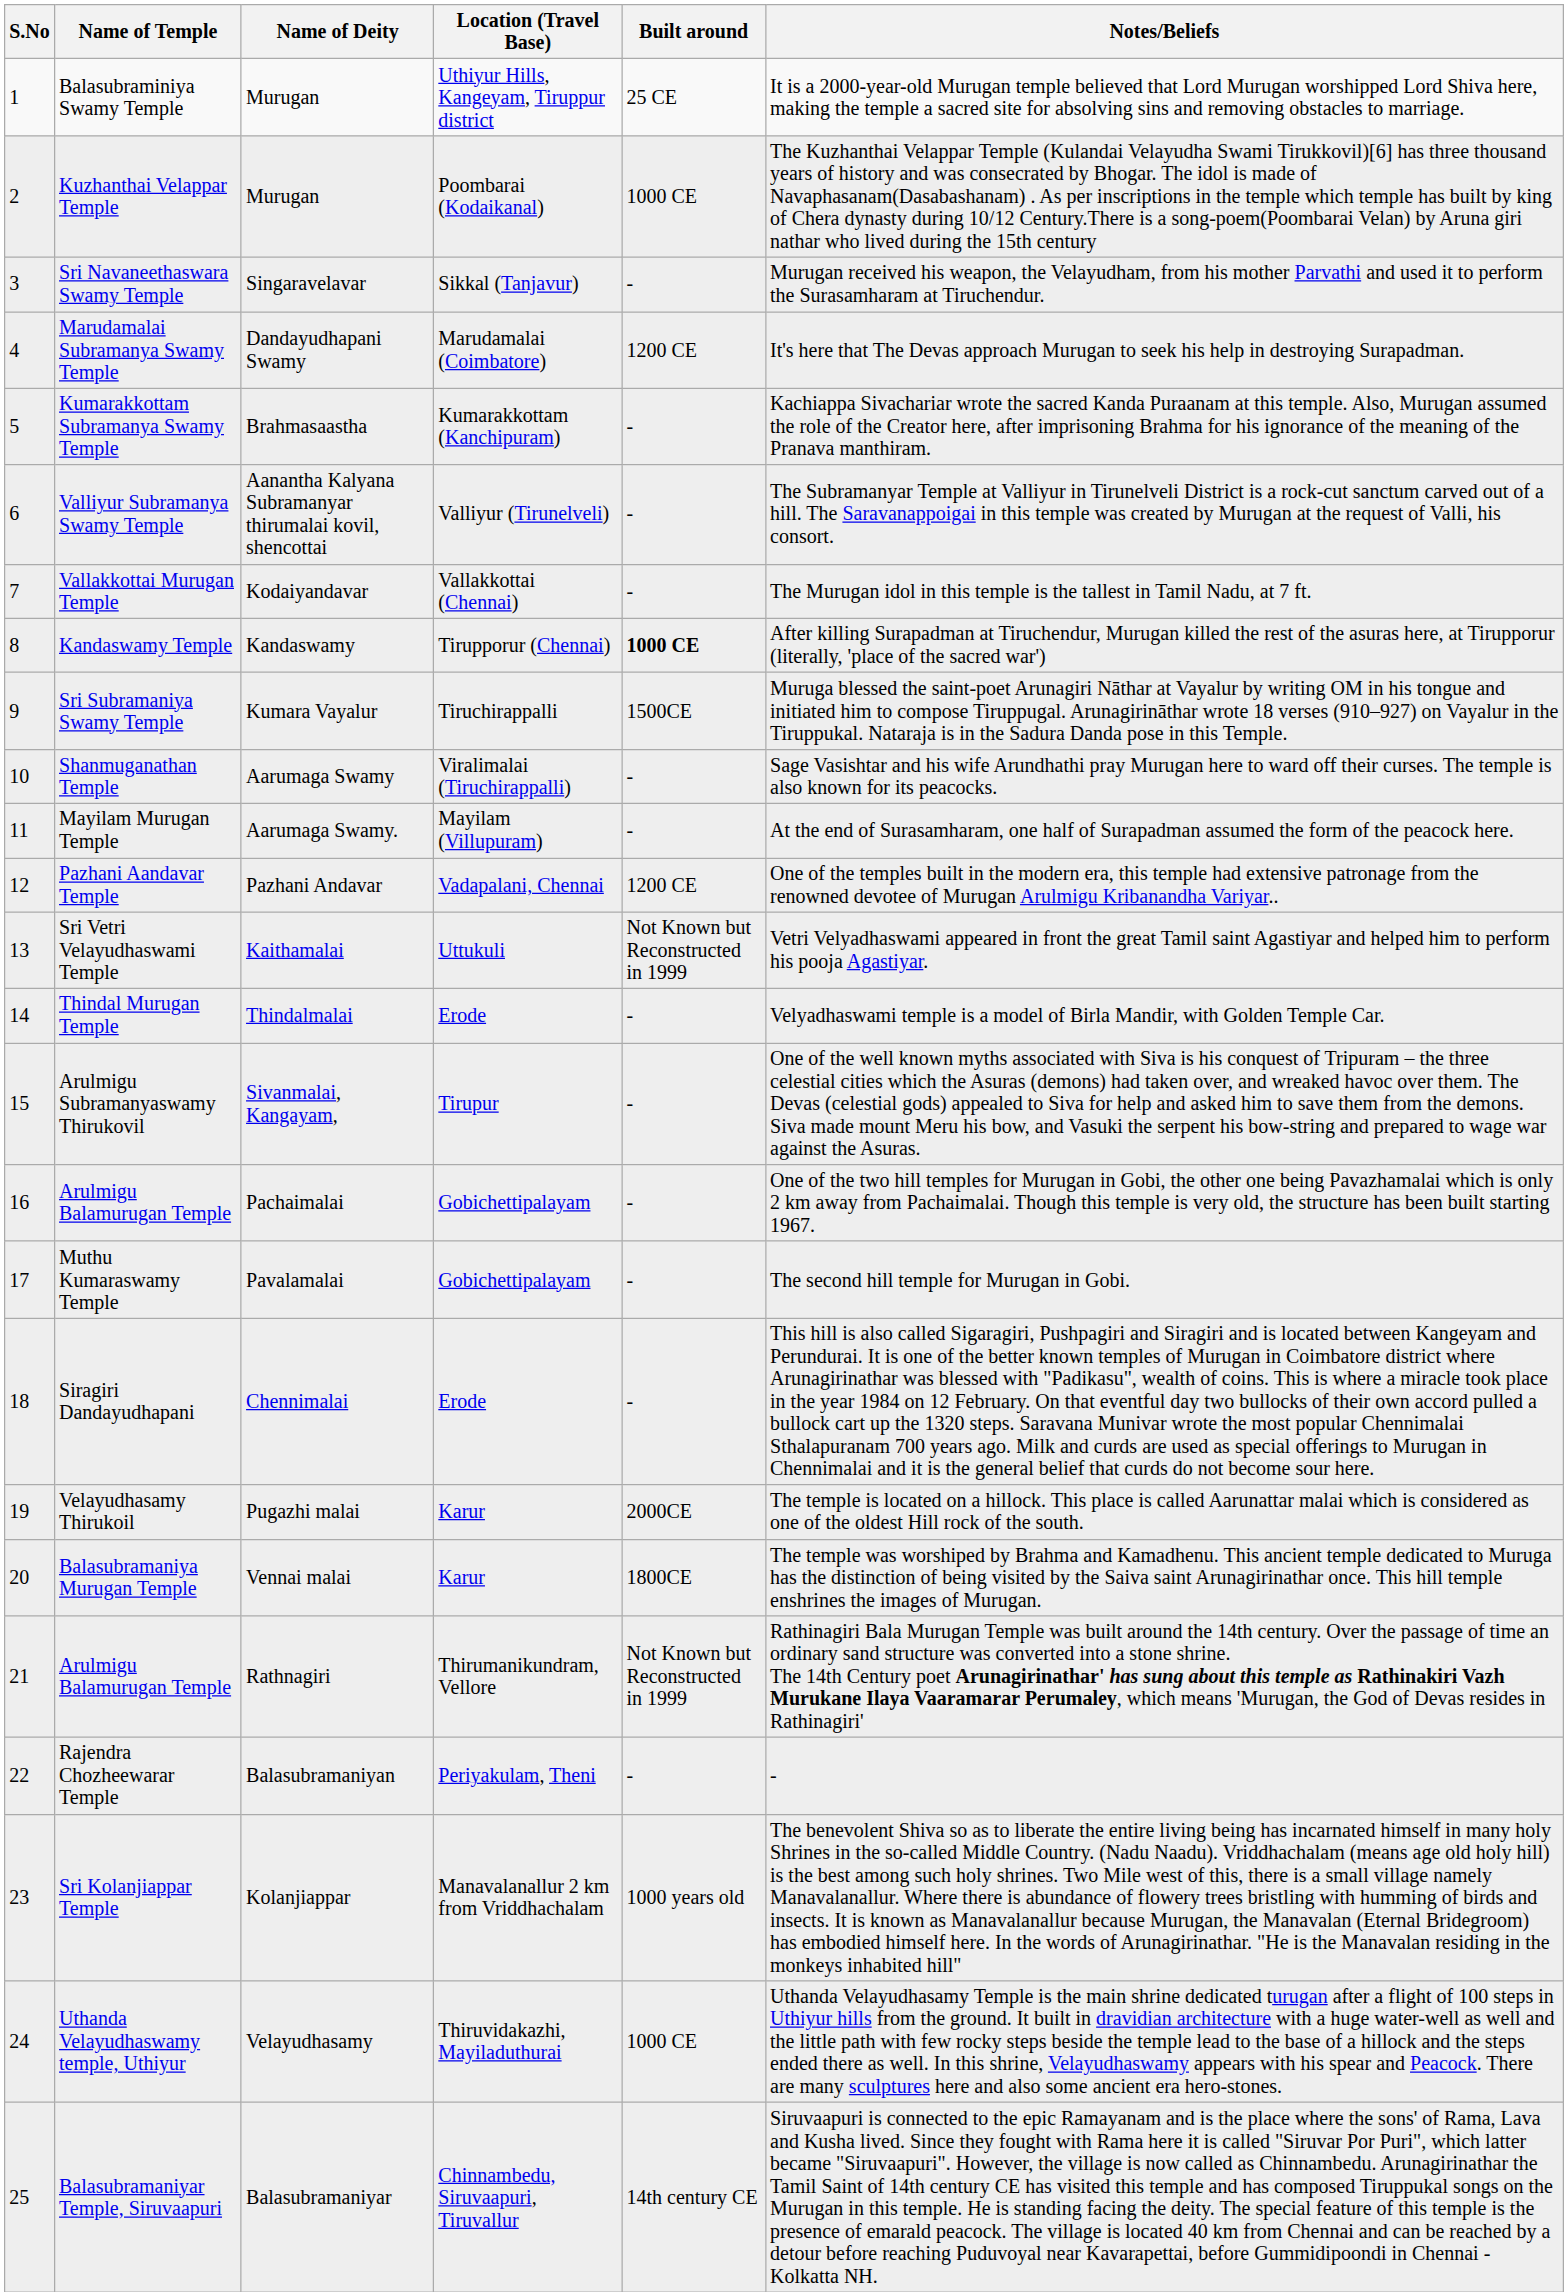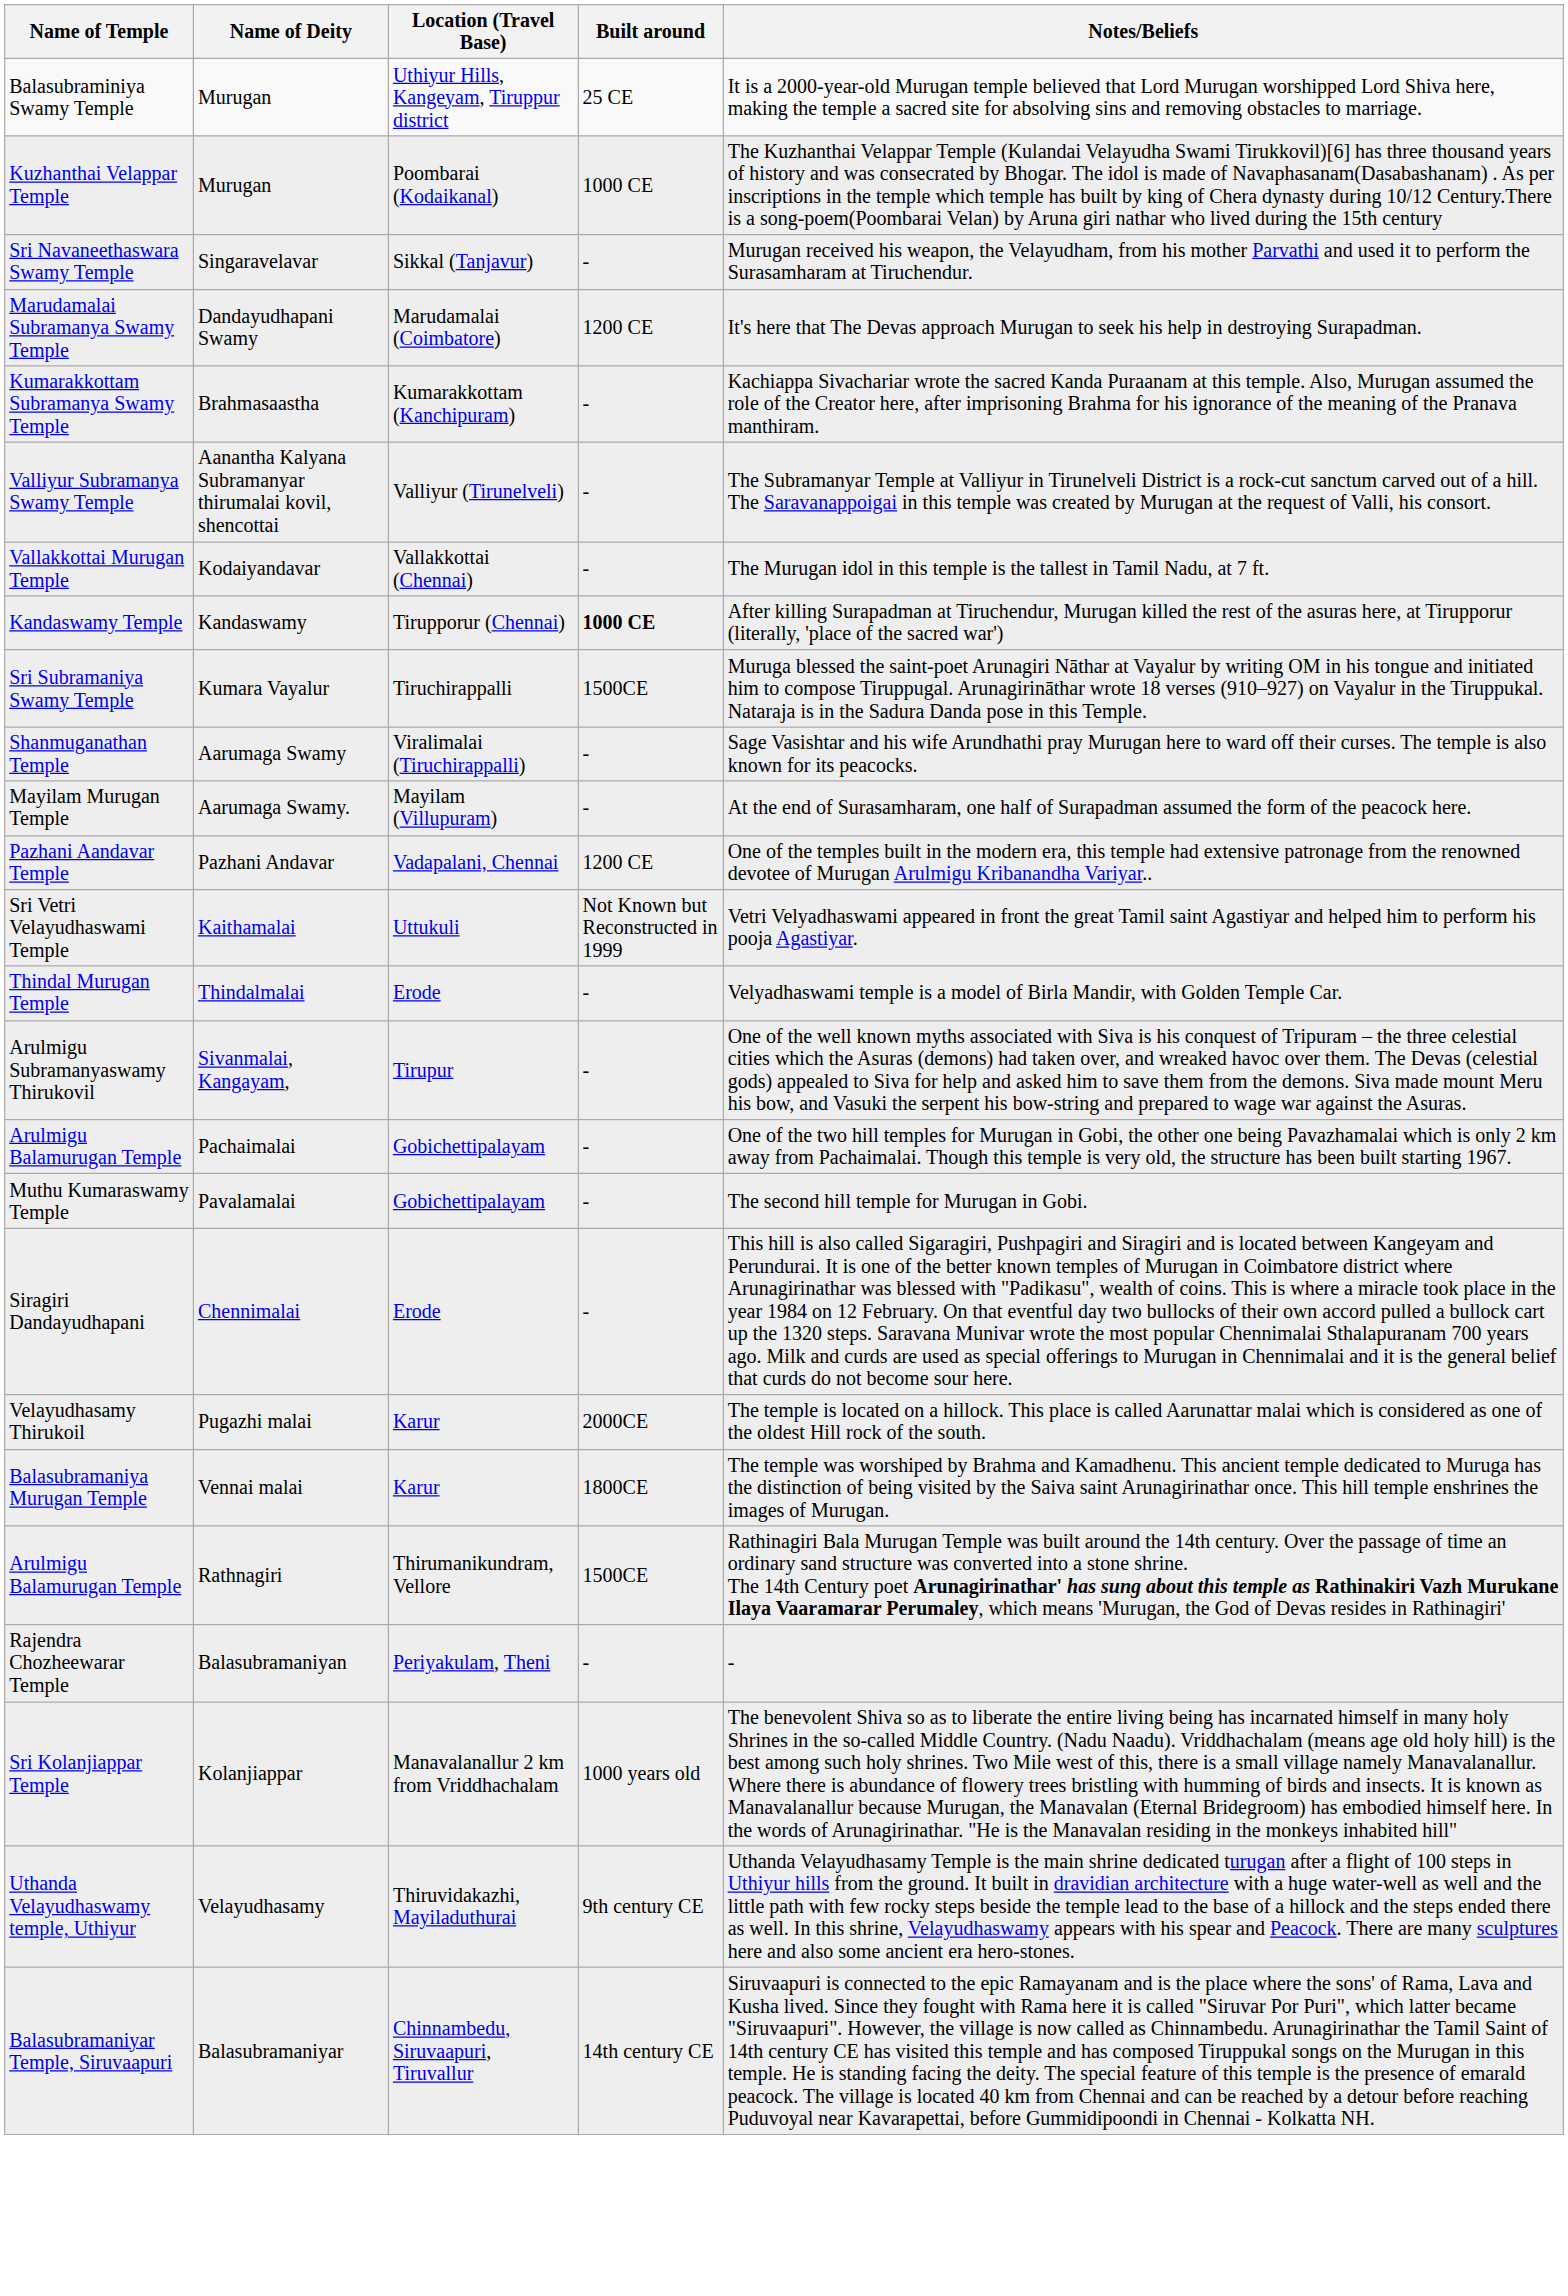- column: (30, 31)
(689, 1676) Not Known but Reconstructed in 1999 -> (615, 1575) 1500CE
(662, 2041) 1000 CE -> (643, 1906) 9th century CE
